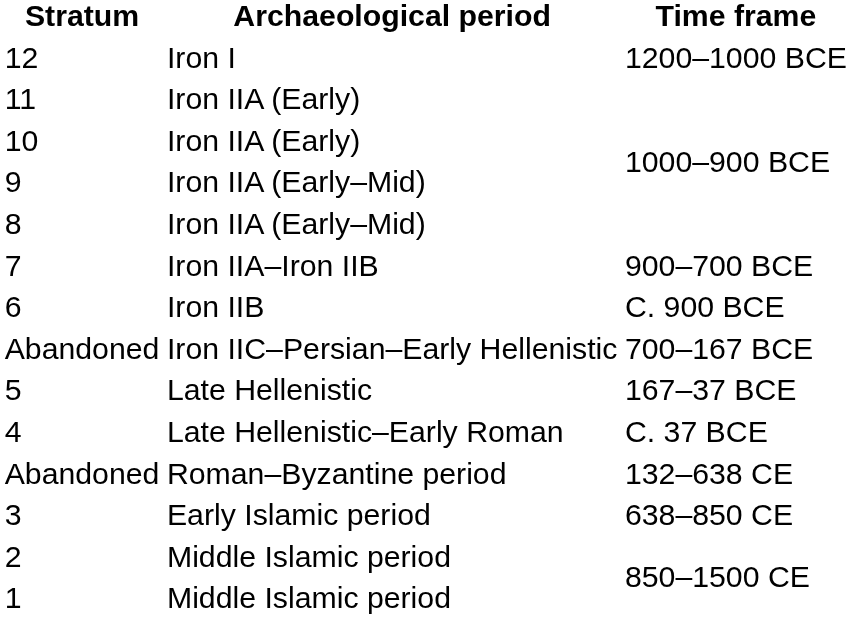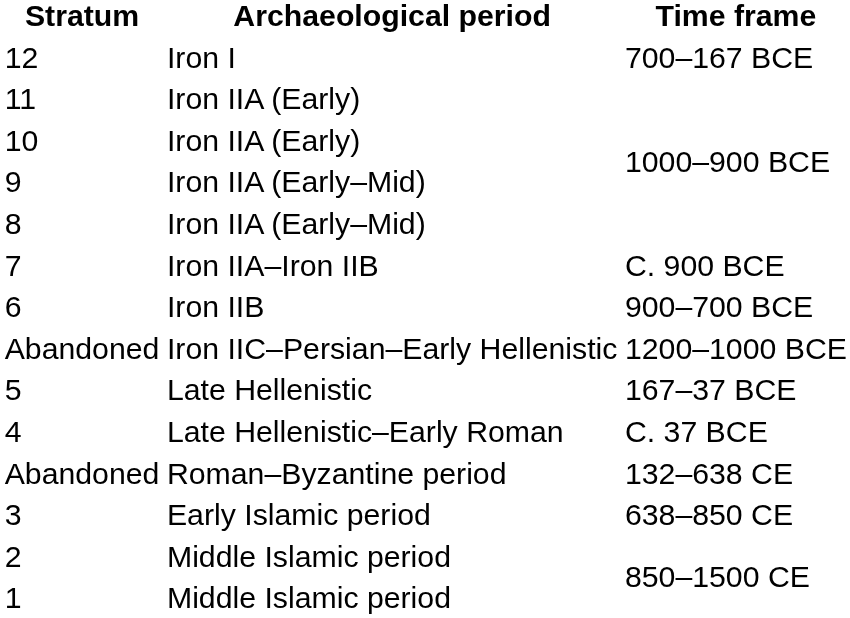(736, 57) 1200–1000 BCE -> (719, 57) 700–167 BCE
(719, 265) 900–700 BCE -> (705, 265) C. 900 BCE
(705, 307) C. 900 BCE -> (719, 307) 900–700 BCE
(719, 348) 700–167 BCE -> (736, 348) 1200–1000 BCE
